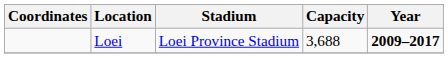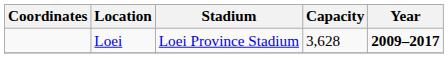(323, 40) 3,688 -> (323, 40) 3,628
